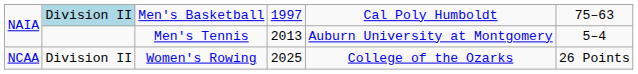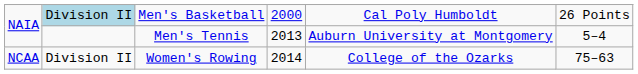(286, 15) 1997 -> (286, 15) 2000
(594, 15) 75–63 -> (594, 15) 26 Points
(286, 58) 2025 -> (286, 58) 2014
(594, 58) 26 Points -> (594, 58) 75–63
